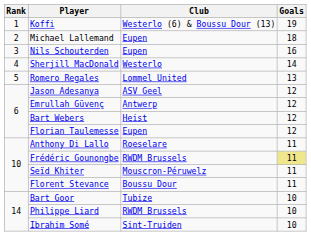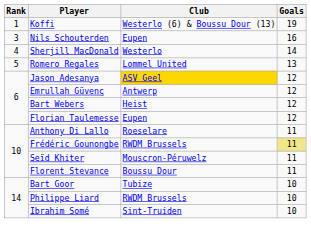- row: (72, 38)
(142, 91) no background -> (142, 78) gold background
